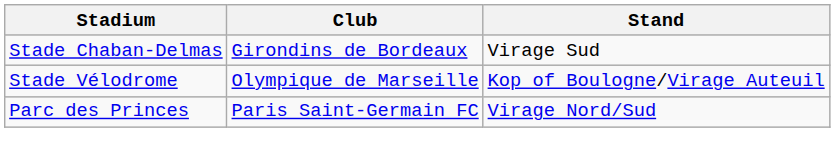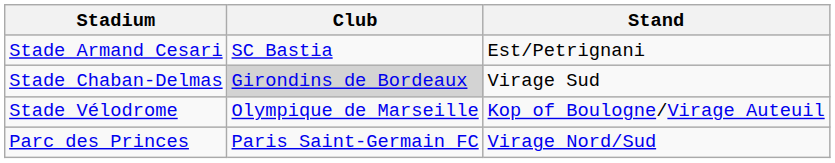+ row: (116, 50)
(349, 50) no background -> (349, 81) lightgrey background
